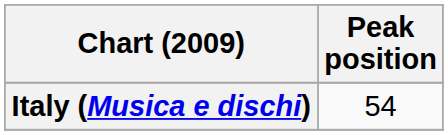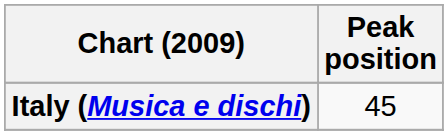(381, 105) 54 -> (381, 105) 45
